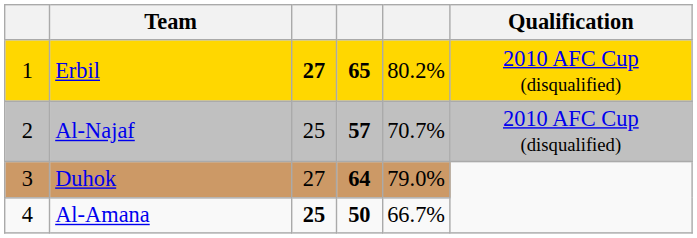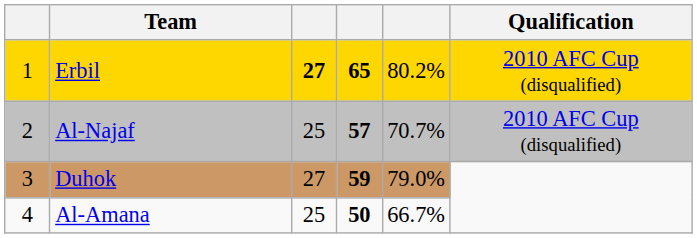(359, 179) 64 -> (359, 179) 59
(314, 214) bold -> (314, 214) normal
